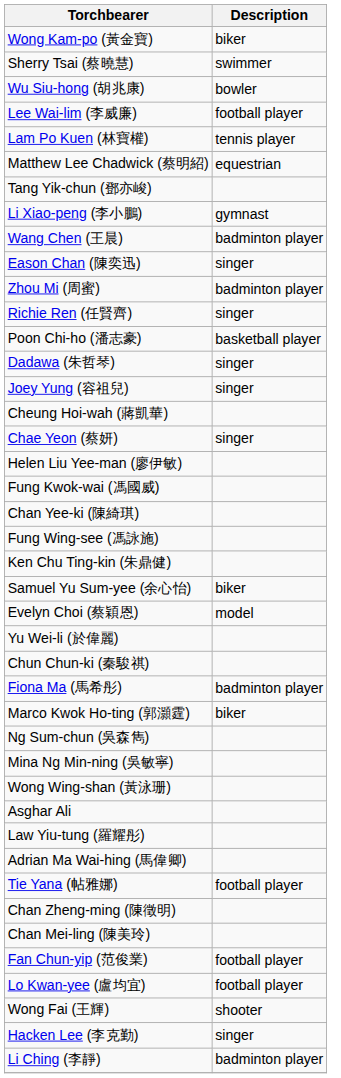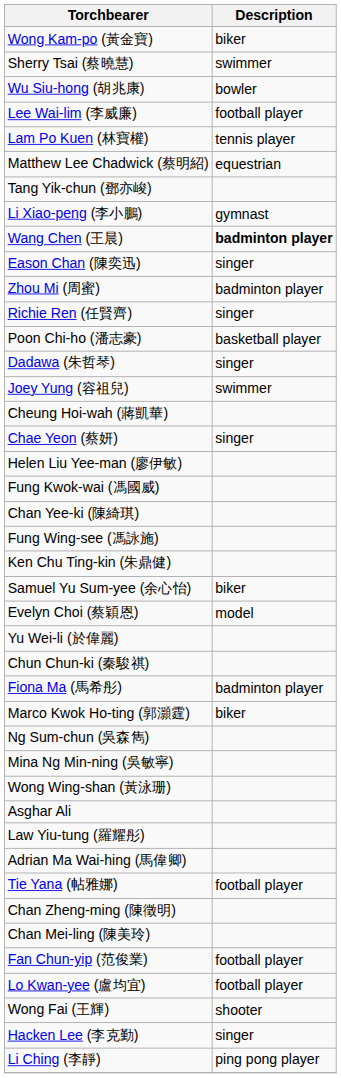(269, 239) normal -> (274, 239) bold
(234, 388) singer -> (243, 388) swimmer
(269, 1060) badminton player -> (267, 1060) ping pong player
